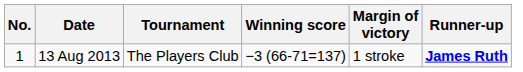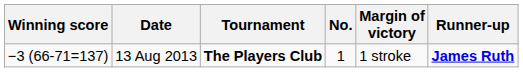columns swapped: (20, 24) <-> (296, 24)
(183, 56) normal -> (263, 56) bold
